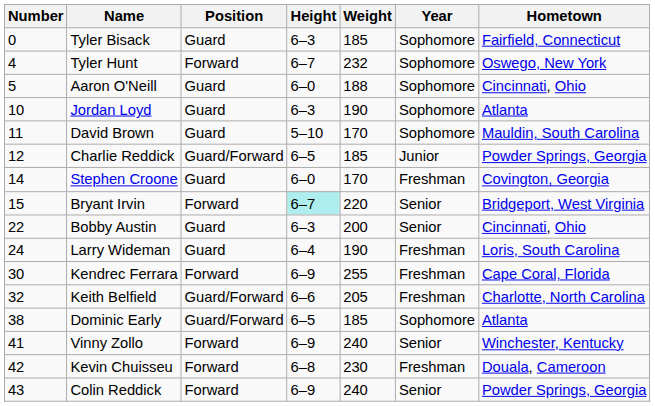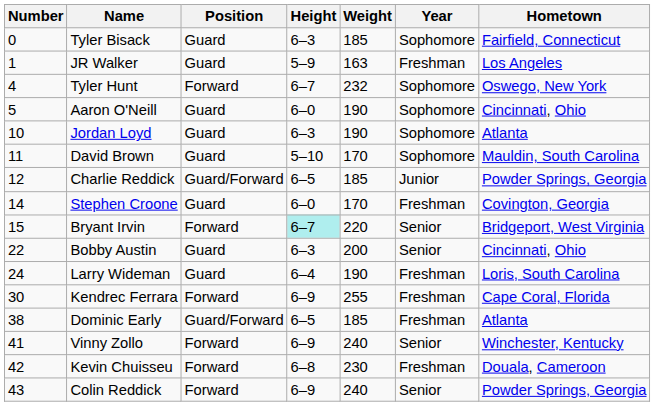+ row: (104, 63)
(355, 86) 188 -> (355, 110) 190
- row: (113, 296)
(437, 320) Sophomore -> (432, 320) Freshman
